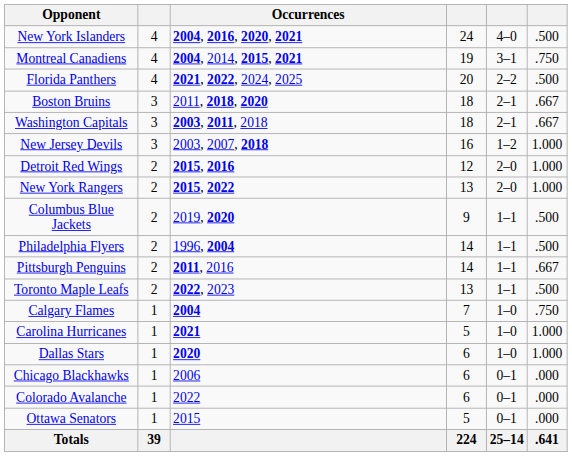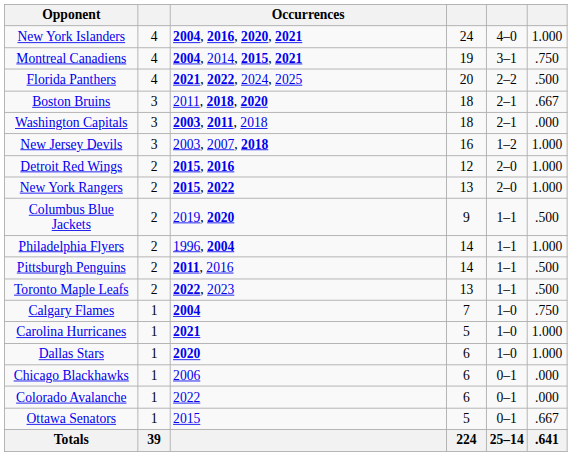(547, 36) .500 -> (547, 36) 1.000
(547, 123) .667 -> (547, 123) .000
(547, 246) .500 -> (547, 246) 1.000
(547, 267) .667 -> (547, 267) .500
(547, 418) .000 -> (547, 418) .667
